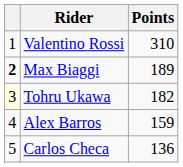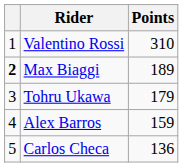(12, 96) lightyellow background -> (12, 96) no background
(162, 96) 182 -> (162, 96) 179
